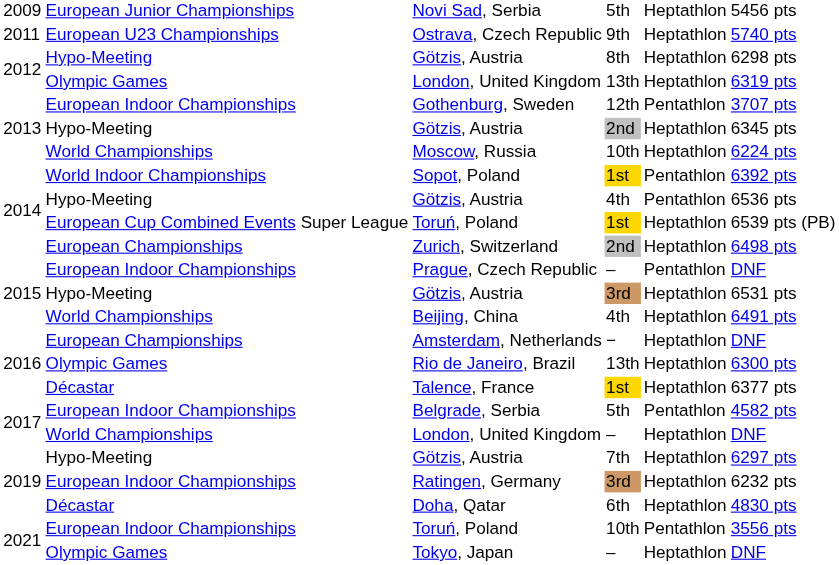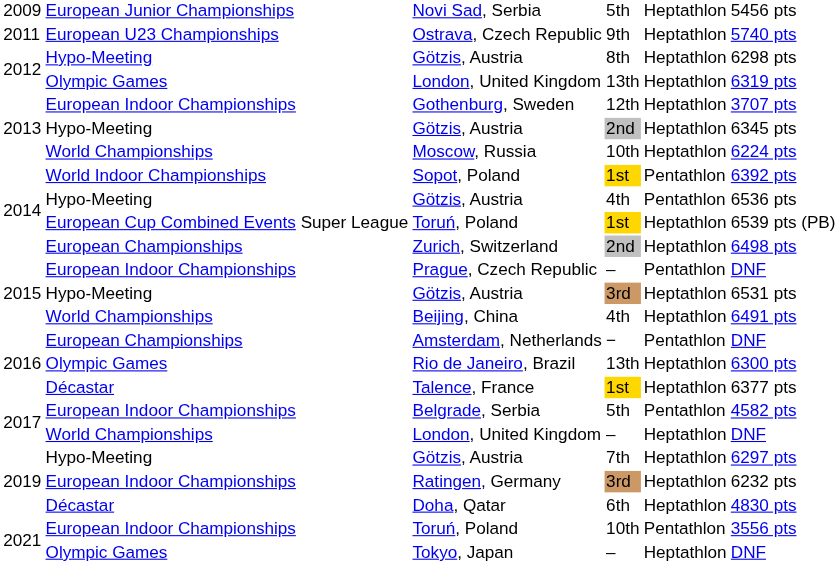(685, 104) Pentathlon -> (685, 104) Heptathlon
(685, 340) Heptathlon -> (685, 340) Pentathlon
